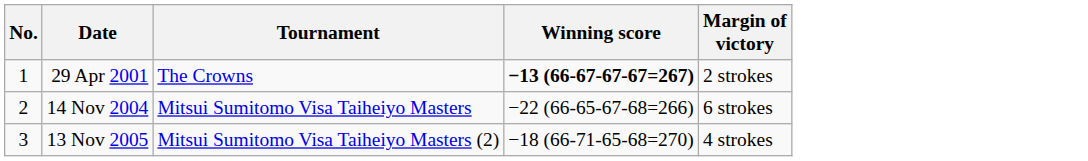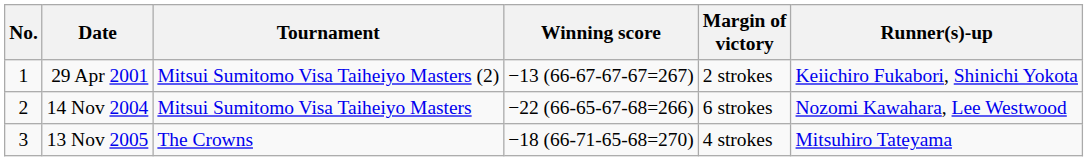+ column: (937, 32)
(205, 75) The Crowns -> (328, 75) Mitsui Sumitomo Visa Taiheiyo Masters (2)
(601, 75) bold -> (601, 75) normal
(328, 140) Mitsui Sumitomo Visa Taiheiyo Masters (2) -> (205, 140) The Crowns
